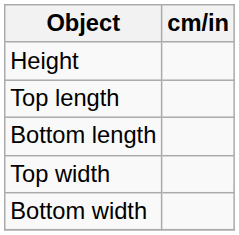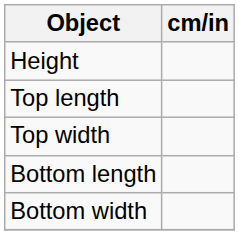rows swapped: (83, 135) <-> (60, 173)
